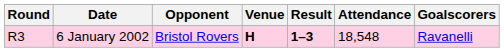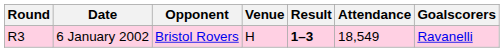(250, 36) bold -> (250, 36) normal
(359, 36) 18,548 -> (359, 36) 18,549
